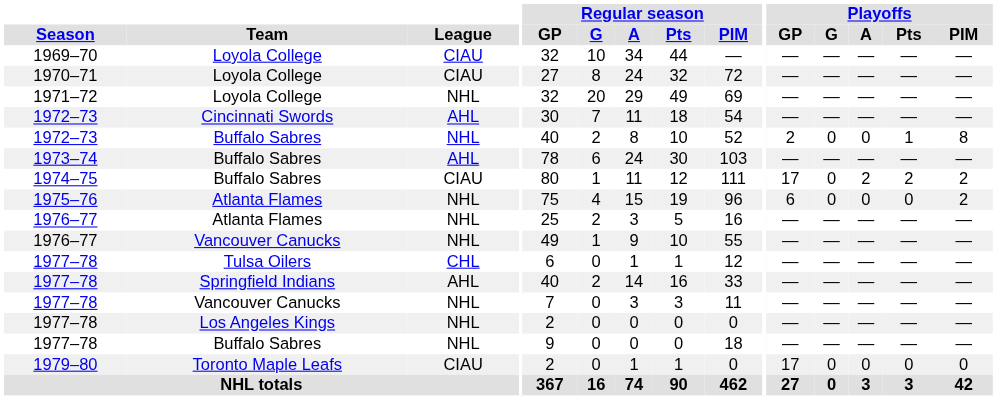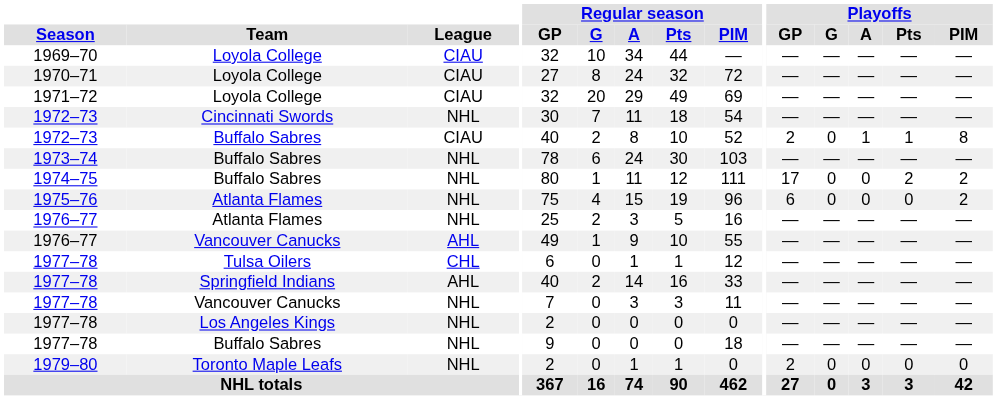(463, 96) NHL -> (463, 96) CIAU
(463, 117) AHL -> (463, 117) NHL
(463, 137) NHL -> (463, 137) CIAU
(866, 137) 0 -> (866, 137) 1
(463, 158) AHL -> (463, 158) NHL
(463, 179) CIAU -> (463, 179) NHL
(866, 179) 2 -> (866, 179) 0
(463, 240) NHL -> (463, 240) AHL
(463, 364) CIAU -> (463, 364) NHL
(790, 364) 17 -> (790, 364) 2
